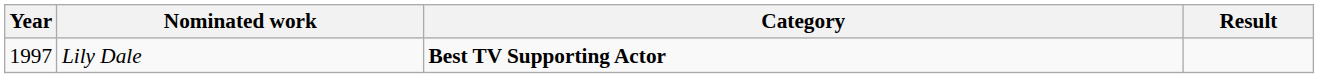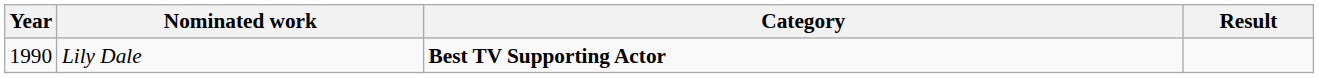(31, 55) 1997 -> (31, 55) 1990
